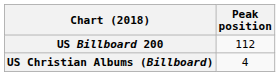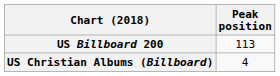(245, 44) 112 -> (245, 44) 113
